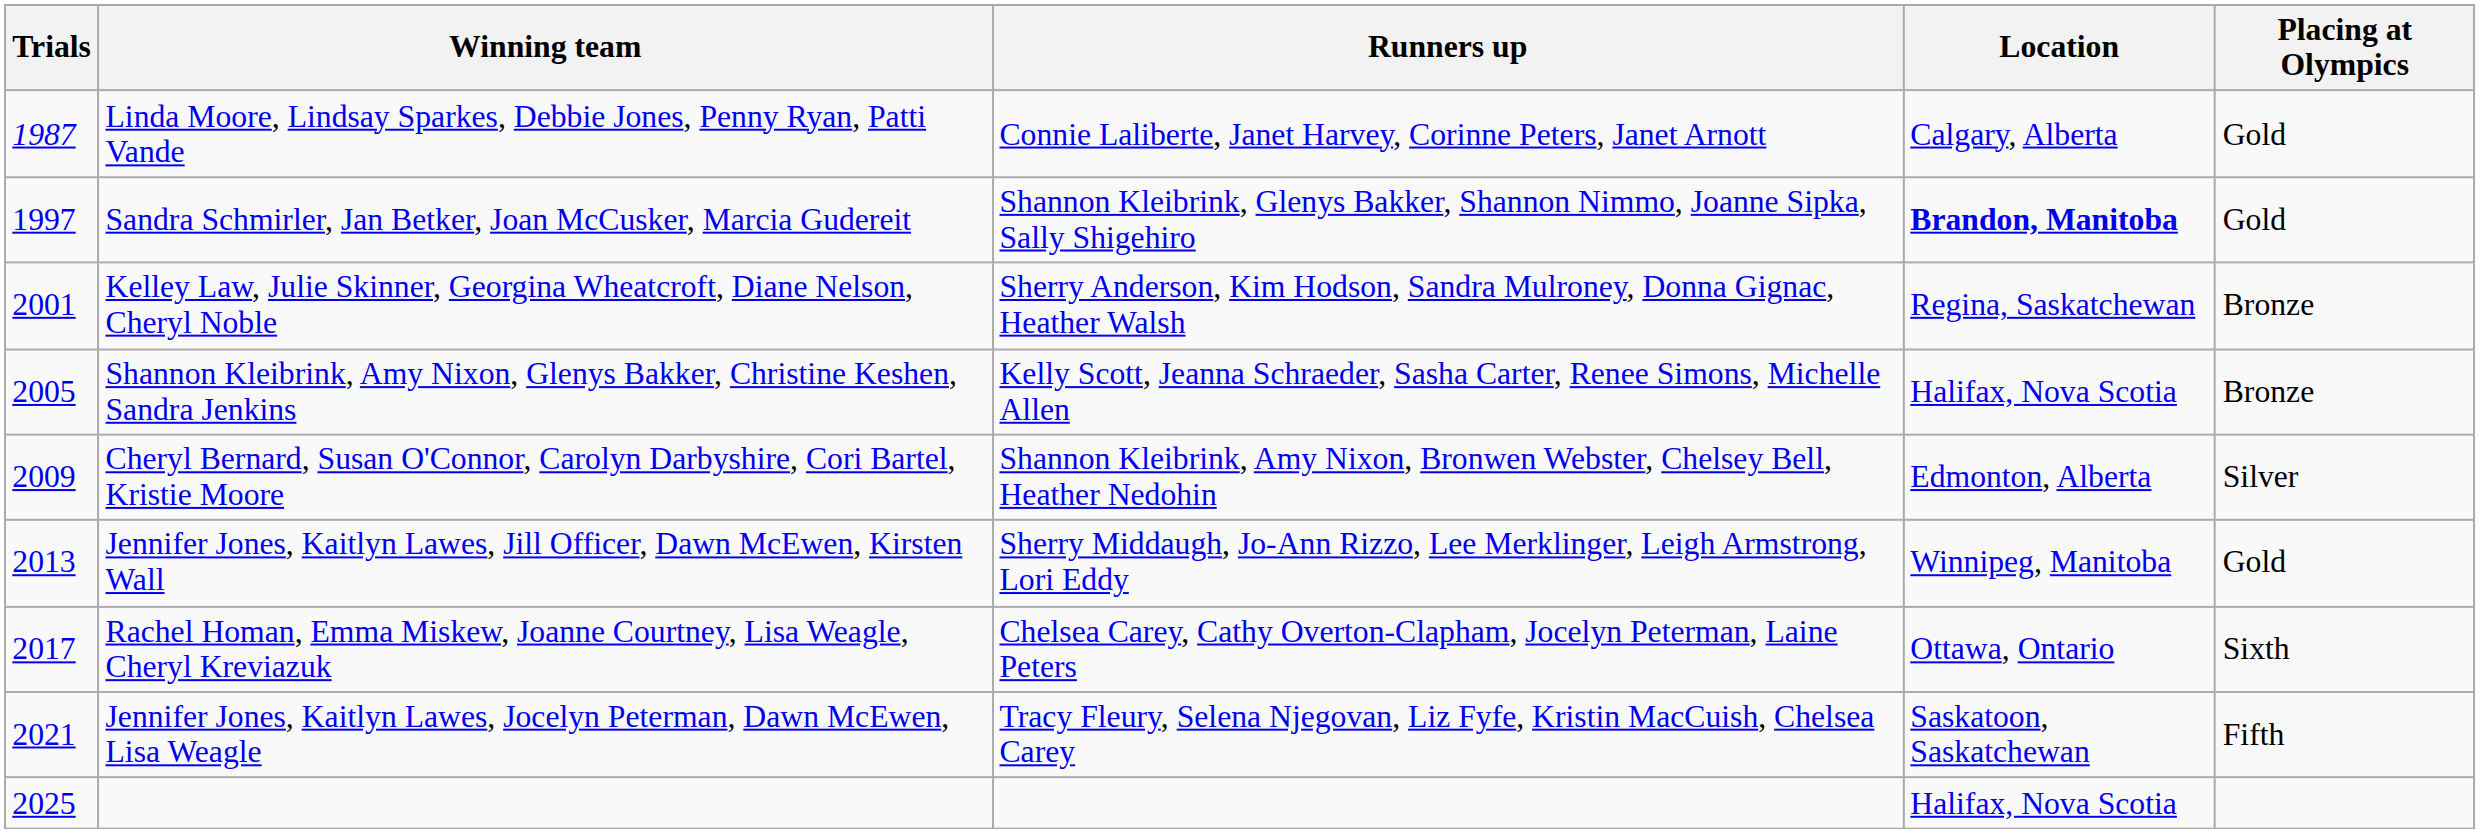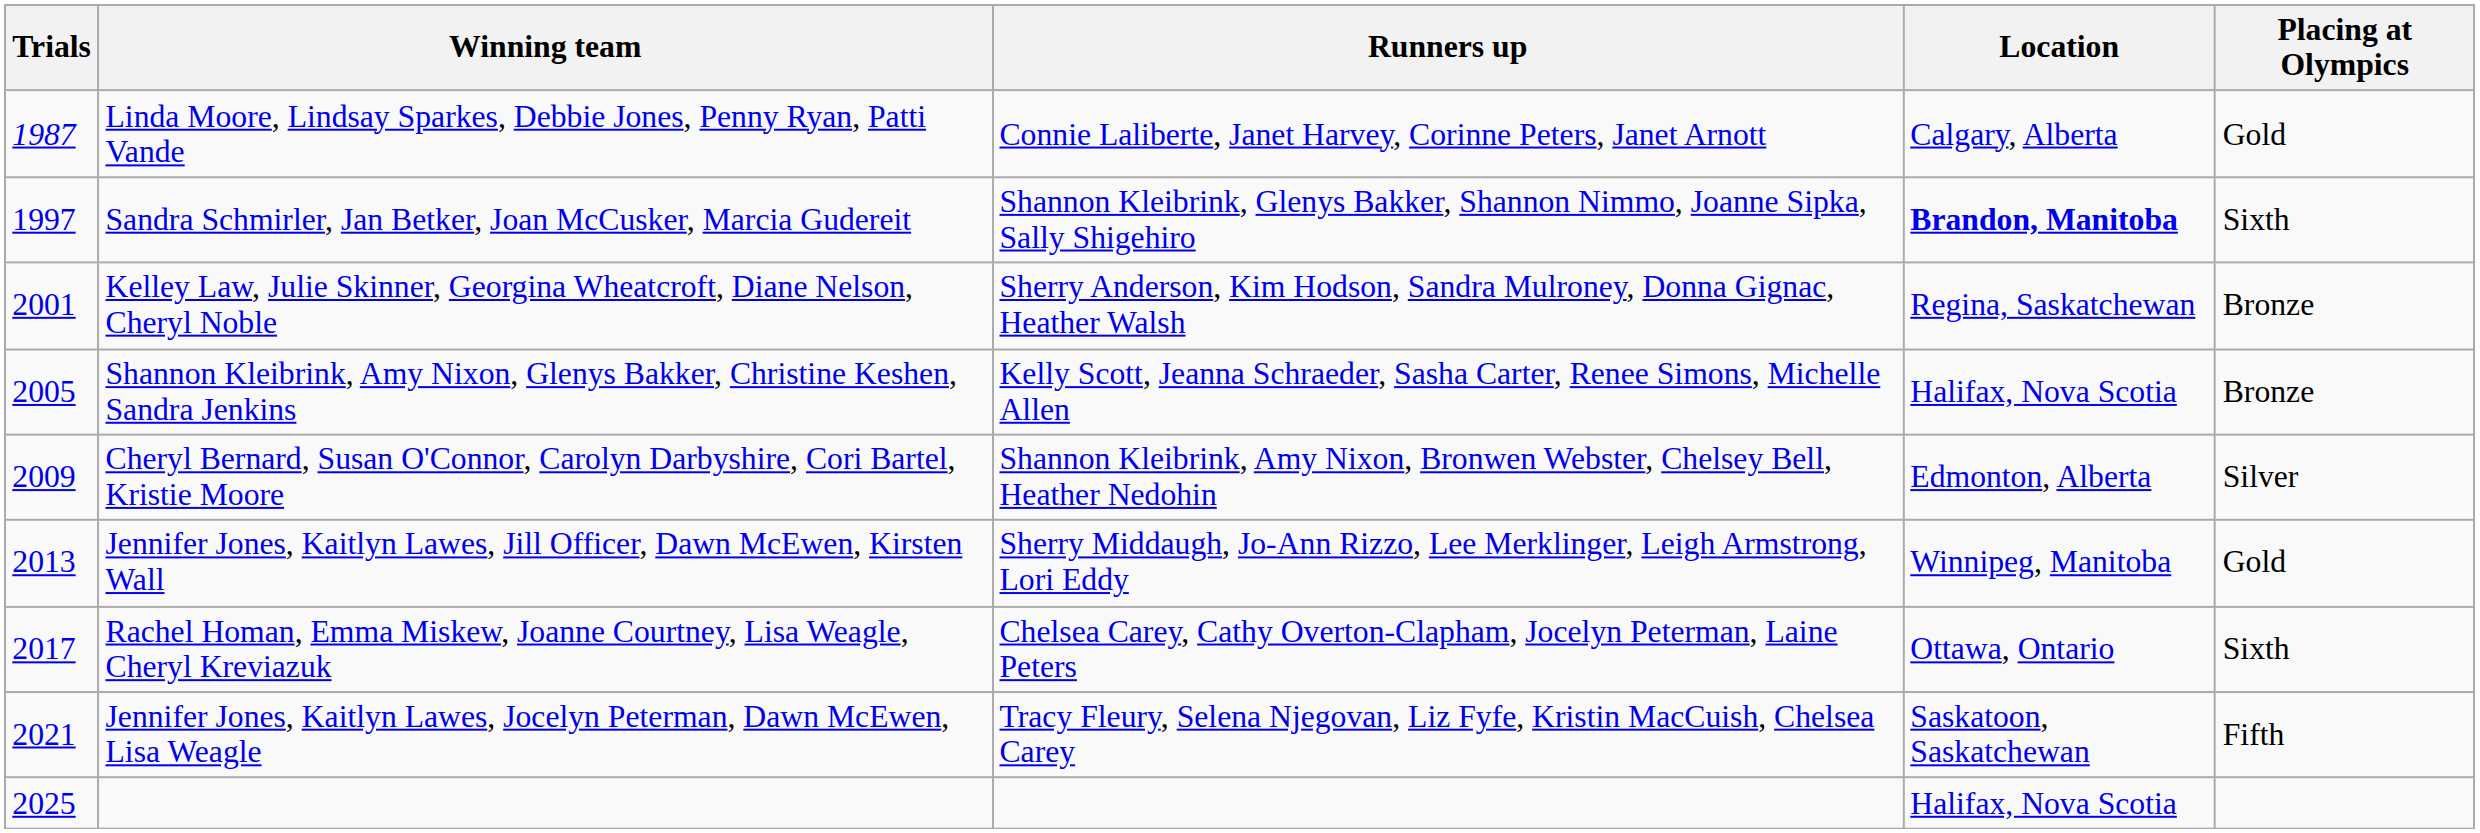(2254, 219) Gold -> (2256, 219) Sixth
